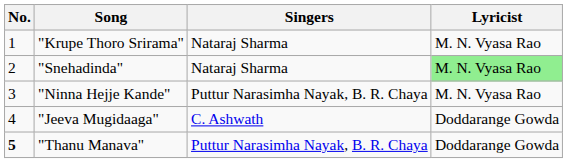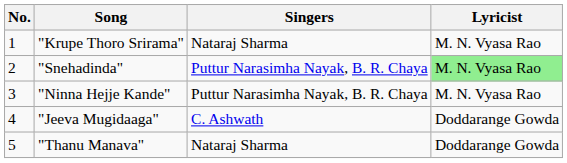(239, 68) Nataraj Sharma -> (309, 68) Puttur Narasimha Nayak, B. R. Chaya
(12, 145) bold -> (12, 145) normal
(309, 145) Puttur Narasimha Nayak, B. R. Chaya -> (239, 145) Nataraj Sharma
